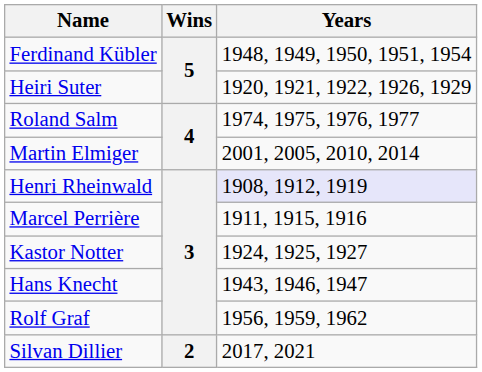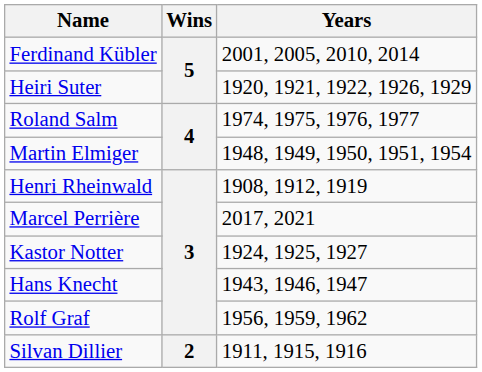(347, 53) 1948, 1949, 1950, 1951, 1954 -> (321, 53) 2001, 2005, 2010, 2014
(321, 152) 2001, 2005, 2010, 2014 -> (347, 152) 1948, 1949, 1950, 1951, 1954
(295, 185) lavender background -> (295, 185) no background
(294, 218) 1911, 1915, 1916 -> (269, 218) 2017, 2021
(269, 350) 2017, 2021 -> (294, 350) 1911, 1915, 1916
